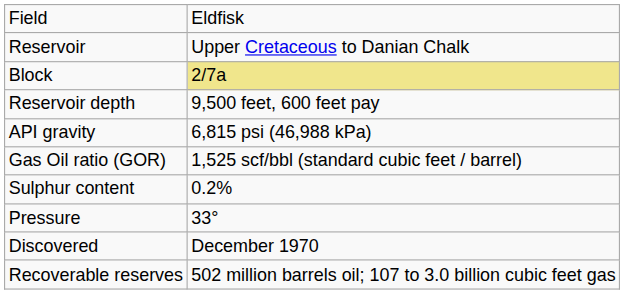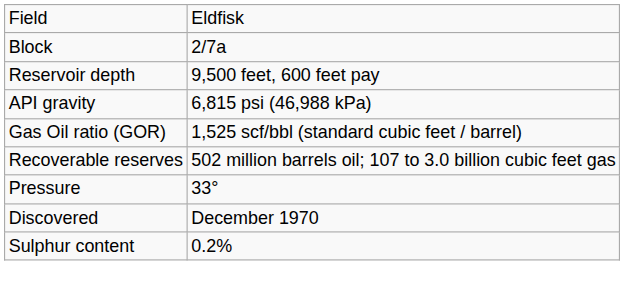- row: (47, 47)
(209, 75) khaki background -> (209, 47) no background
rows swapped: (71, 189) <-> (96, 274)
